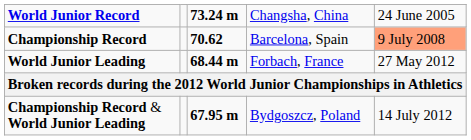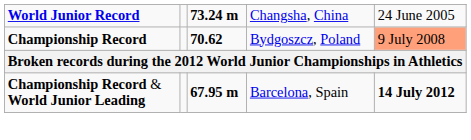(299, 38) Barcelona, Spain -> (305, 38) Bydgoszcz, Poland
- row: (76, 61)
(305, 115) Bydgoszcz, Poland -> (299, 92) Barcelona, Spain
(415, 115) normal -> (416, 92) bold
